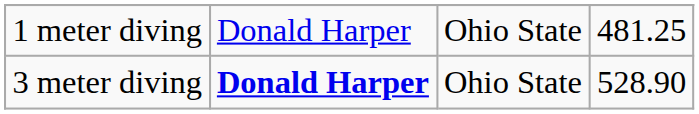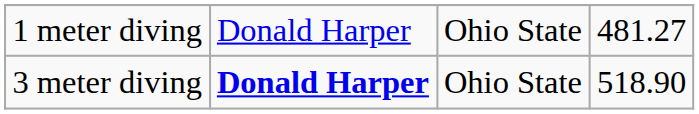(642, 30) 481.25 -> (642, 30) 481.27
(642, 81) 528.90 -> (642, 81) 518.90
